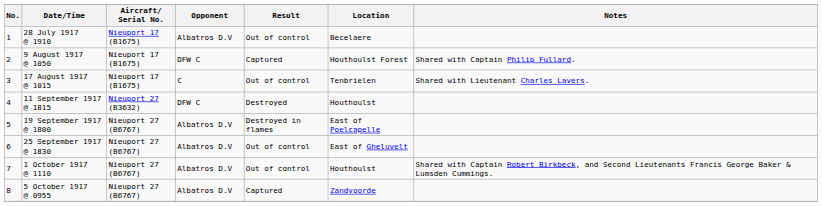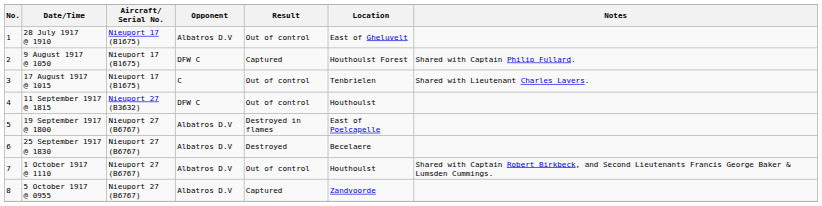(351, 37) Becelaere -> (369, 37) East of Gheluvelt
(266, 102) Destroyed -> (278, 102) Out of control
(278, 146) Out of control -> (266, 146) Destroyed
(369, 146) East of Gheluvelt -> (351, 146) Becelaere
